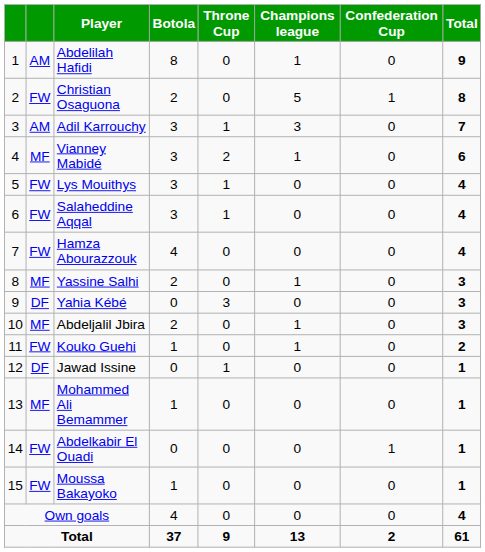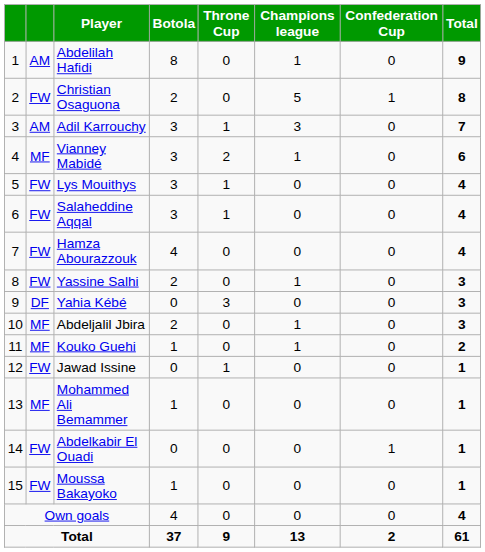(40, 281) MF -> (40, 281) FW
(40, 345) FW -> (40, 345) MF
(40, 367) DF -> (40, 367) FW
